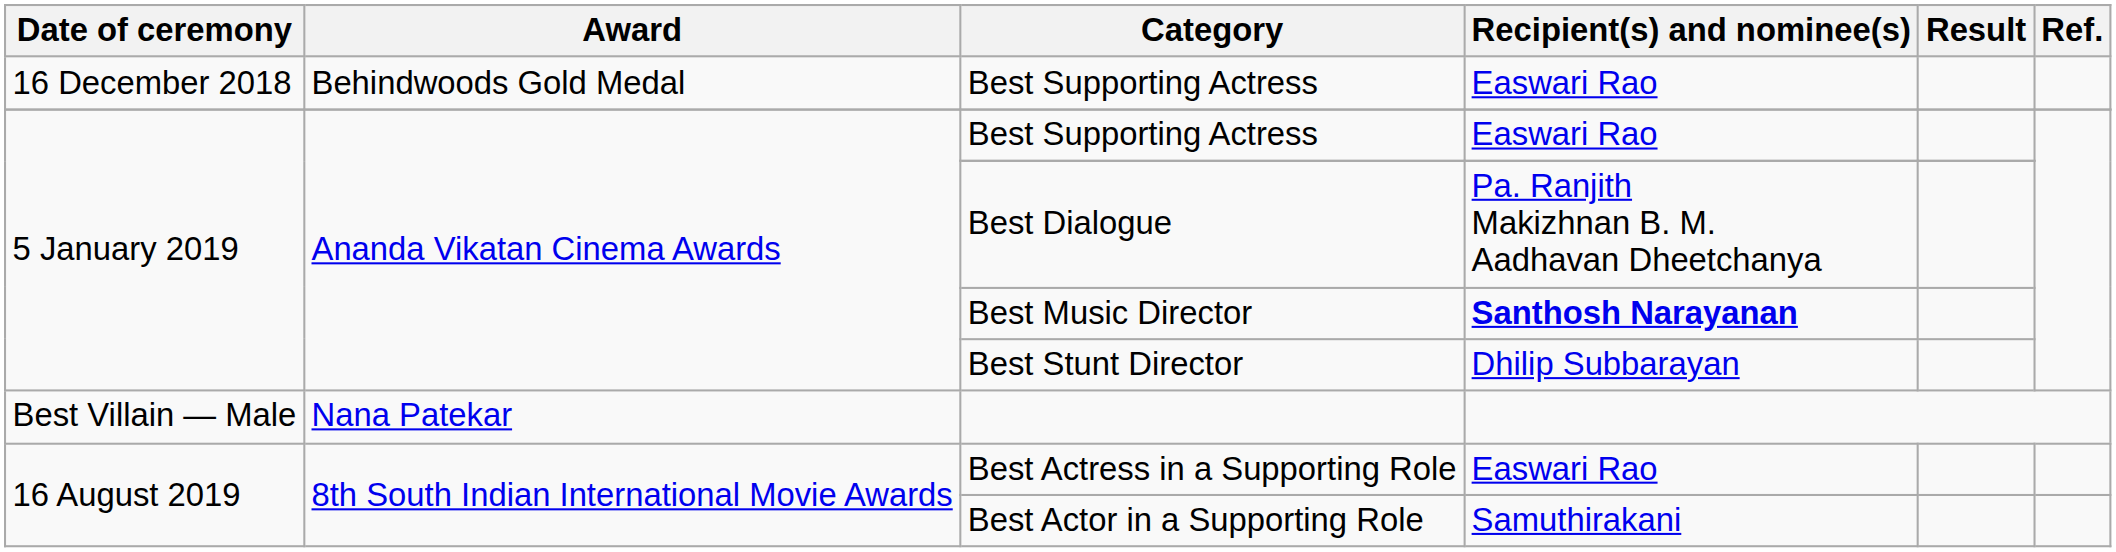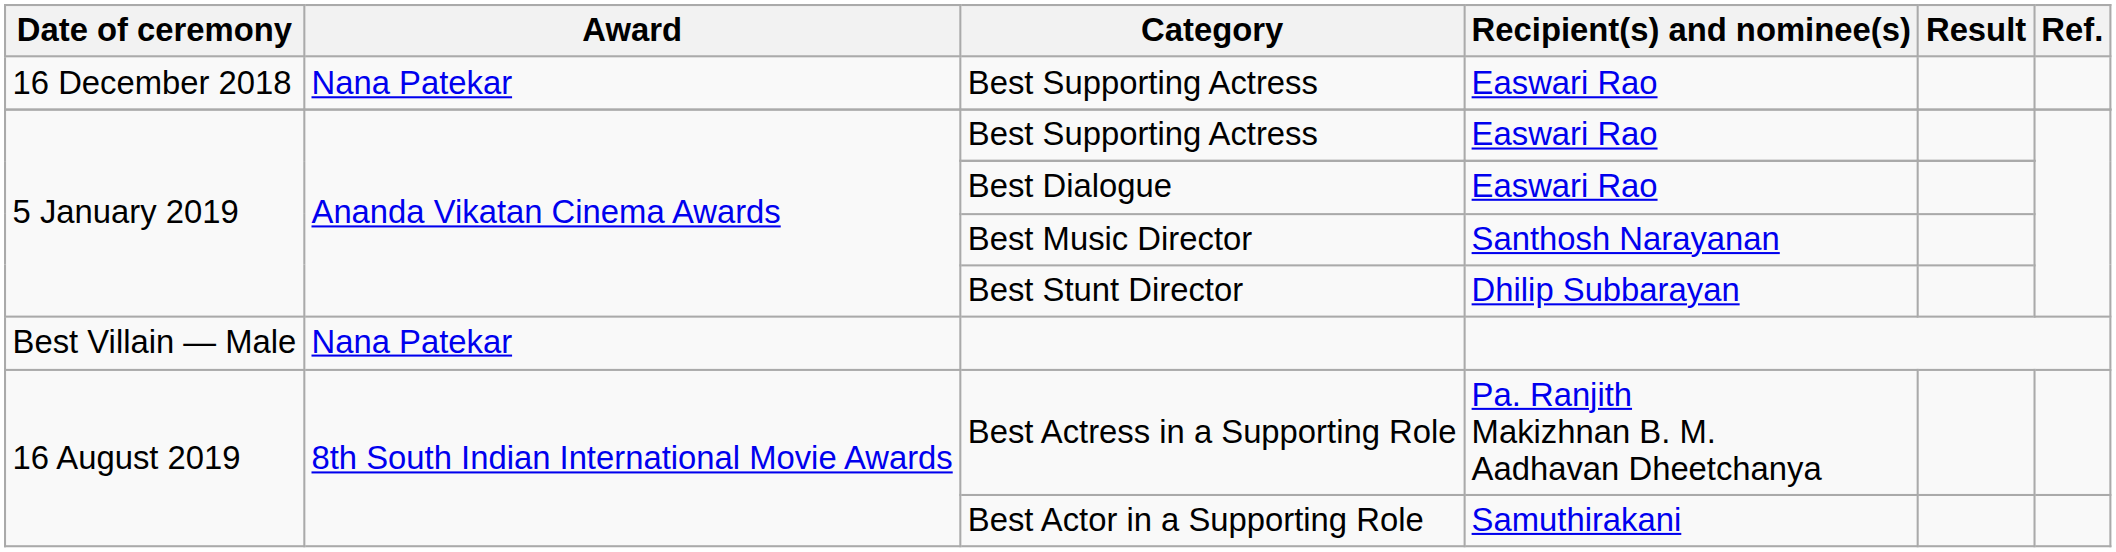(498, 82) Behindwoods Gold Medal -> (412, 82) Nana Patekar
(1647, 223) Pa. Ranjith Makizhnan B. M. Aadhavan Dheetchanya -> (1565, 186) Easwari Rao
(1635, 312) bold -> (1626, 238) normal
(1565, 468) Easwari Rao -> (1647, 431) Pa. Ranjith Makizhnan B. M. Aadhavan Dheetchanya
